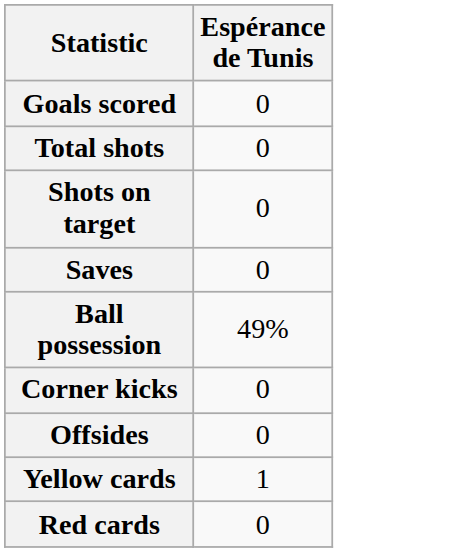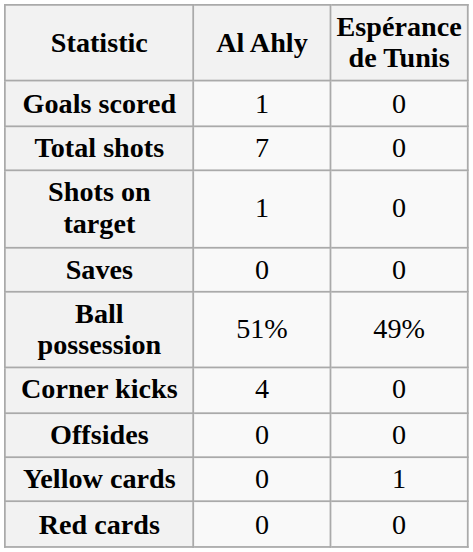+ column: (262, 42)
